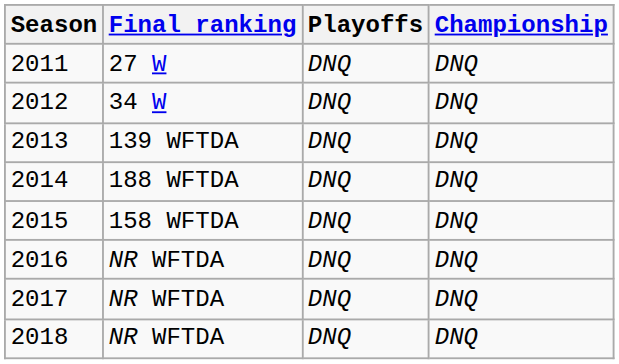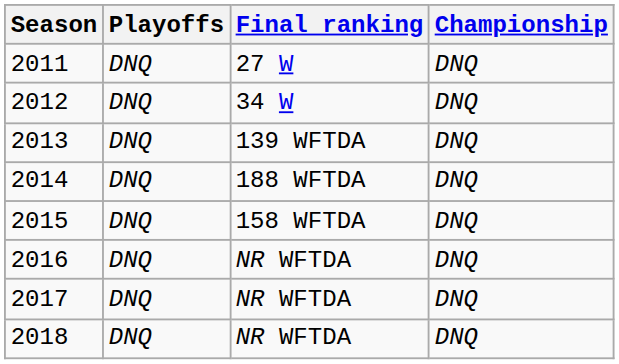columns swapped: (203, 25) <-> (366, 25)
